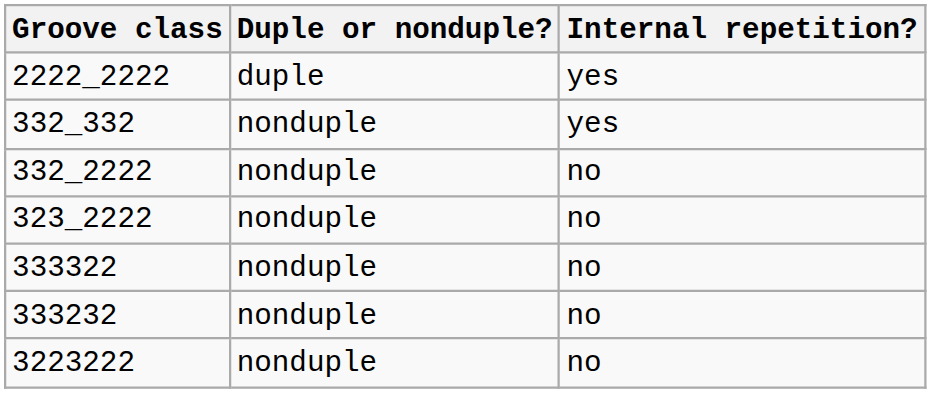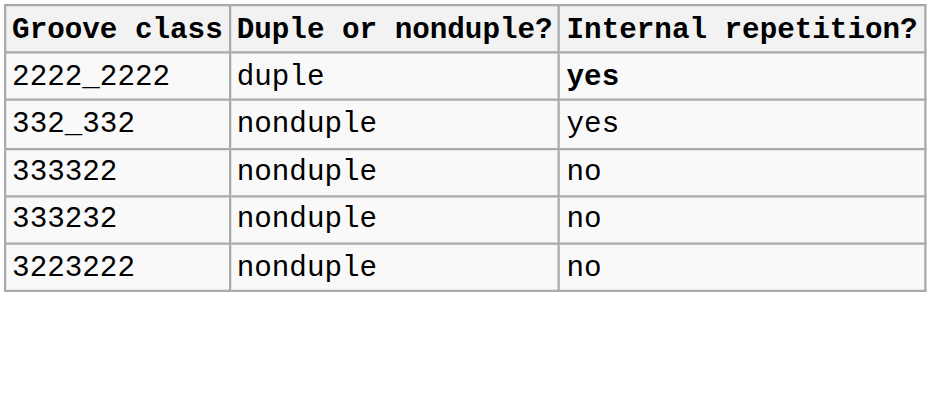(593, 77) normal -> (593, 77) bold
- row: (82, 172)
- row: (82, 220)
